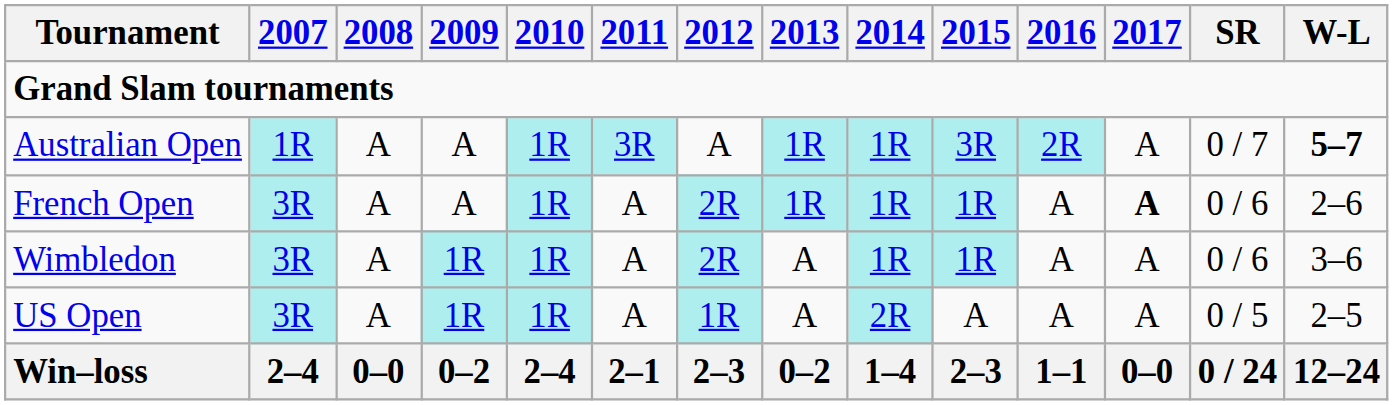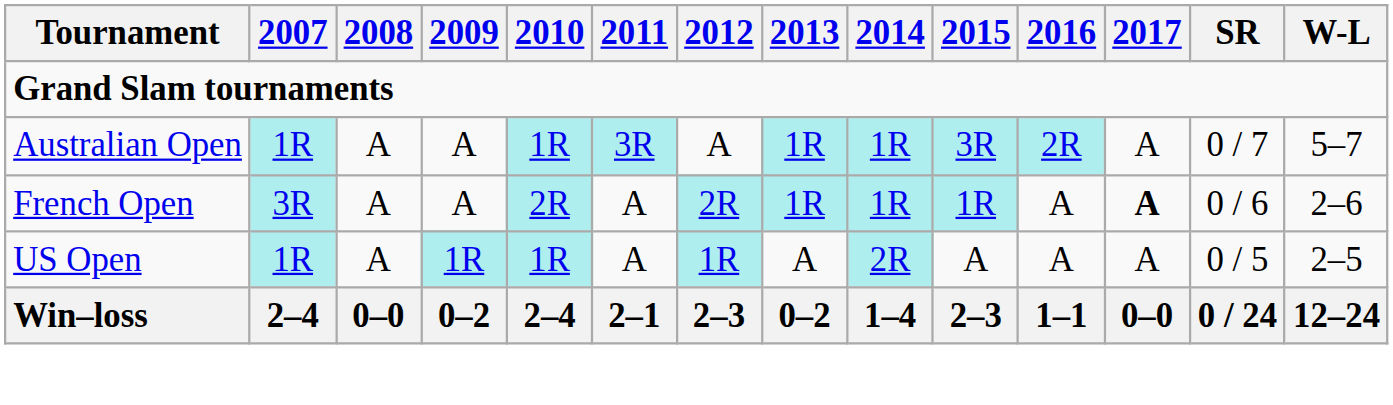(1337, 145) bold -> (1337, 145) normal
(550, 201) 1R -> (550, 201) 2R
- row: (95, 257)
(293, 314) 3R -> (293, 257) 1R
